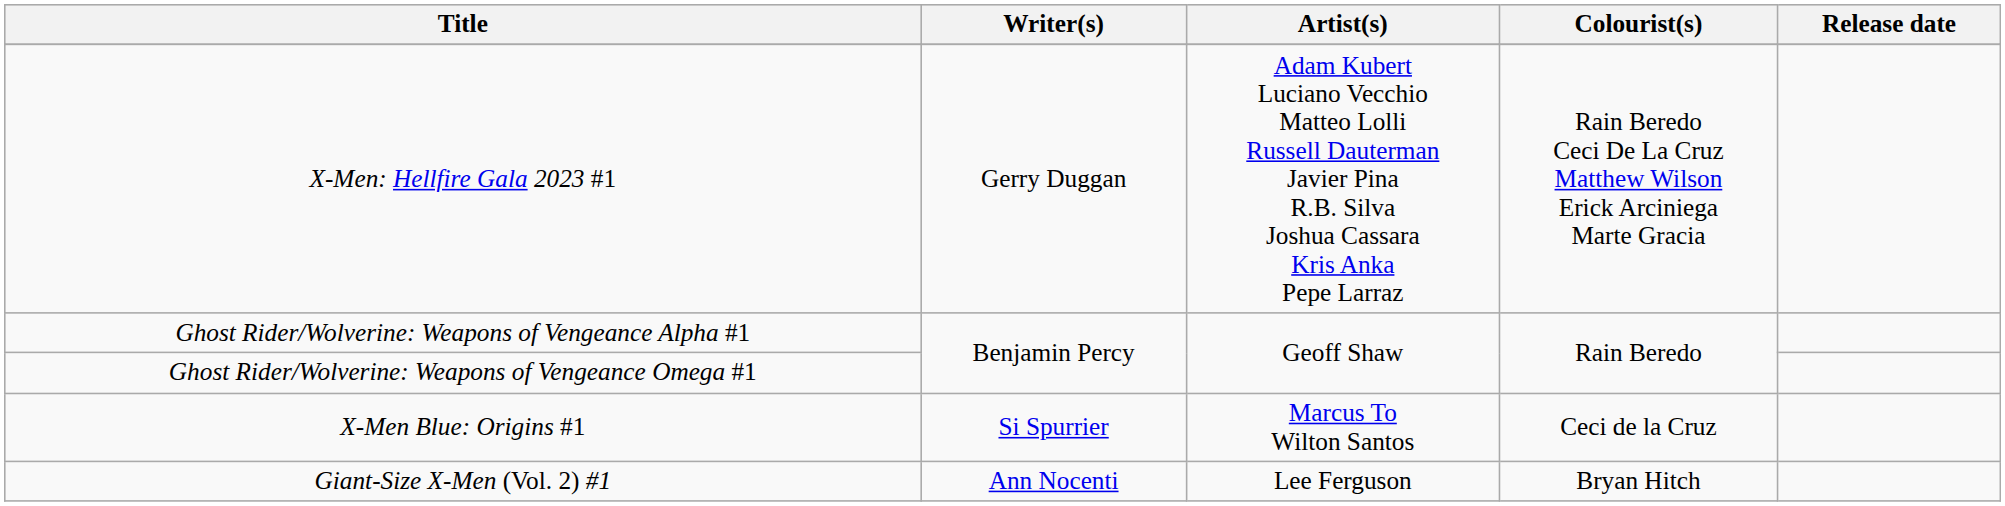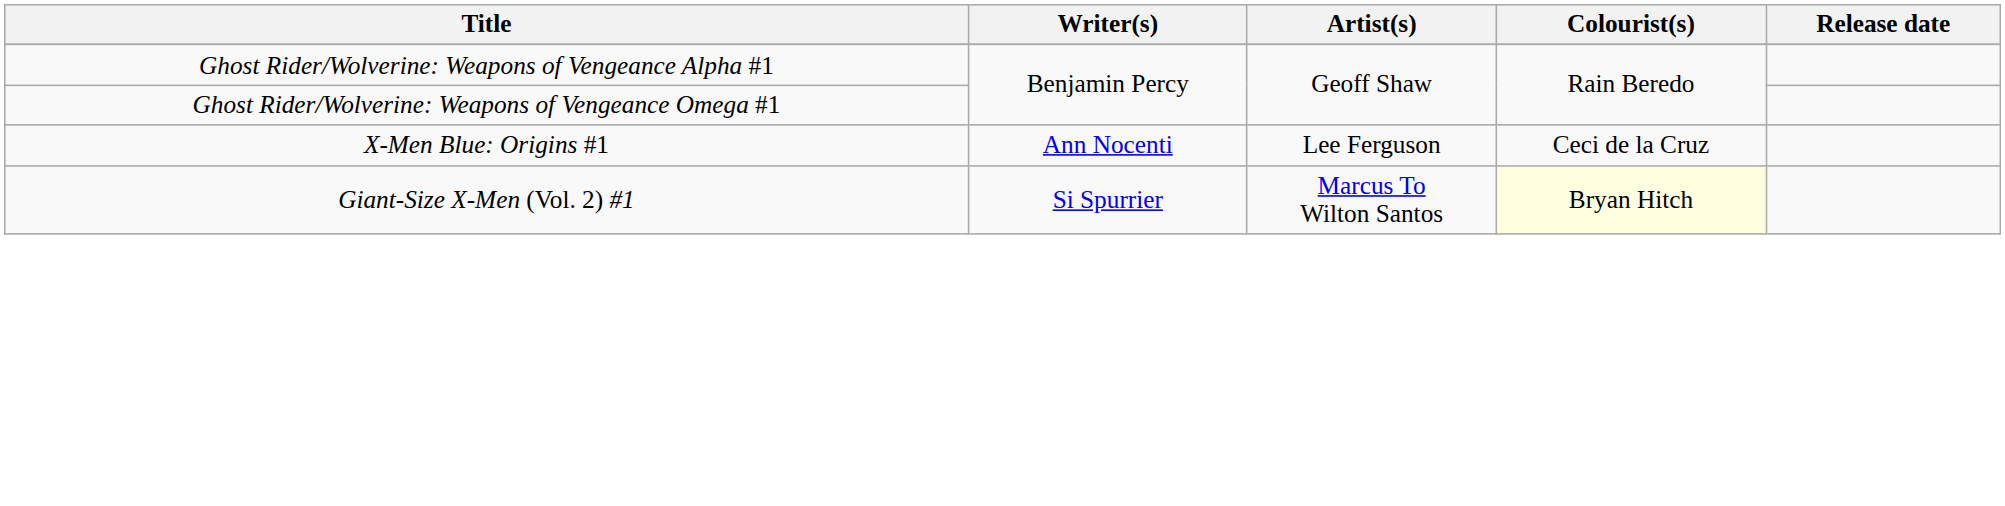- row: (463, 178)
(1054, 426) Si Spurrier -> (1108, 144) Ann Nocenti
(1343, 426) Marcus To Wilton Santos -> (1372, 144) Lee Ferguson
(1054, 480) Ann Nocenti -> (1108, 199) Si Spurrier
(1343, 480) Lee Ferguson -> (1372, 199) Marcus To Wilton Santos
(1638, 480) no background -> (1631, 199) lightyellow background
